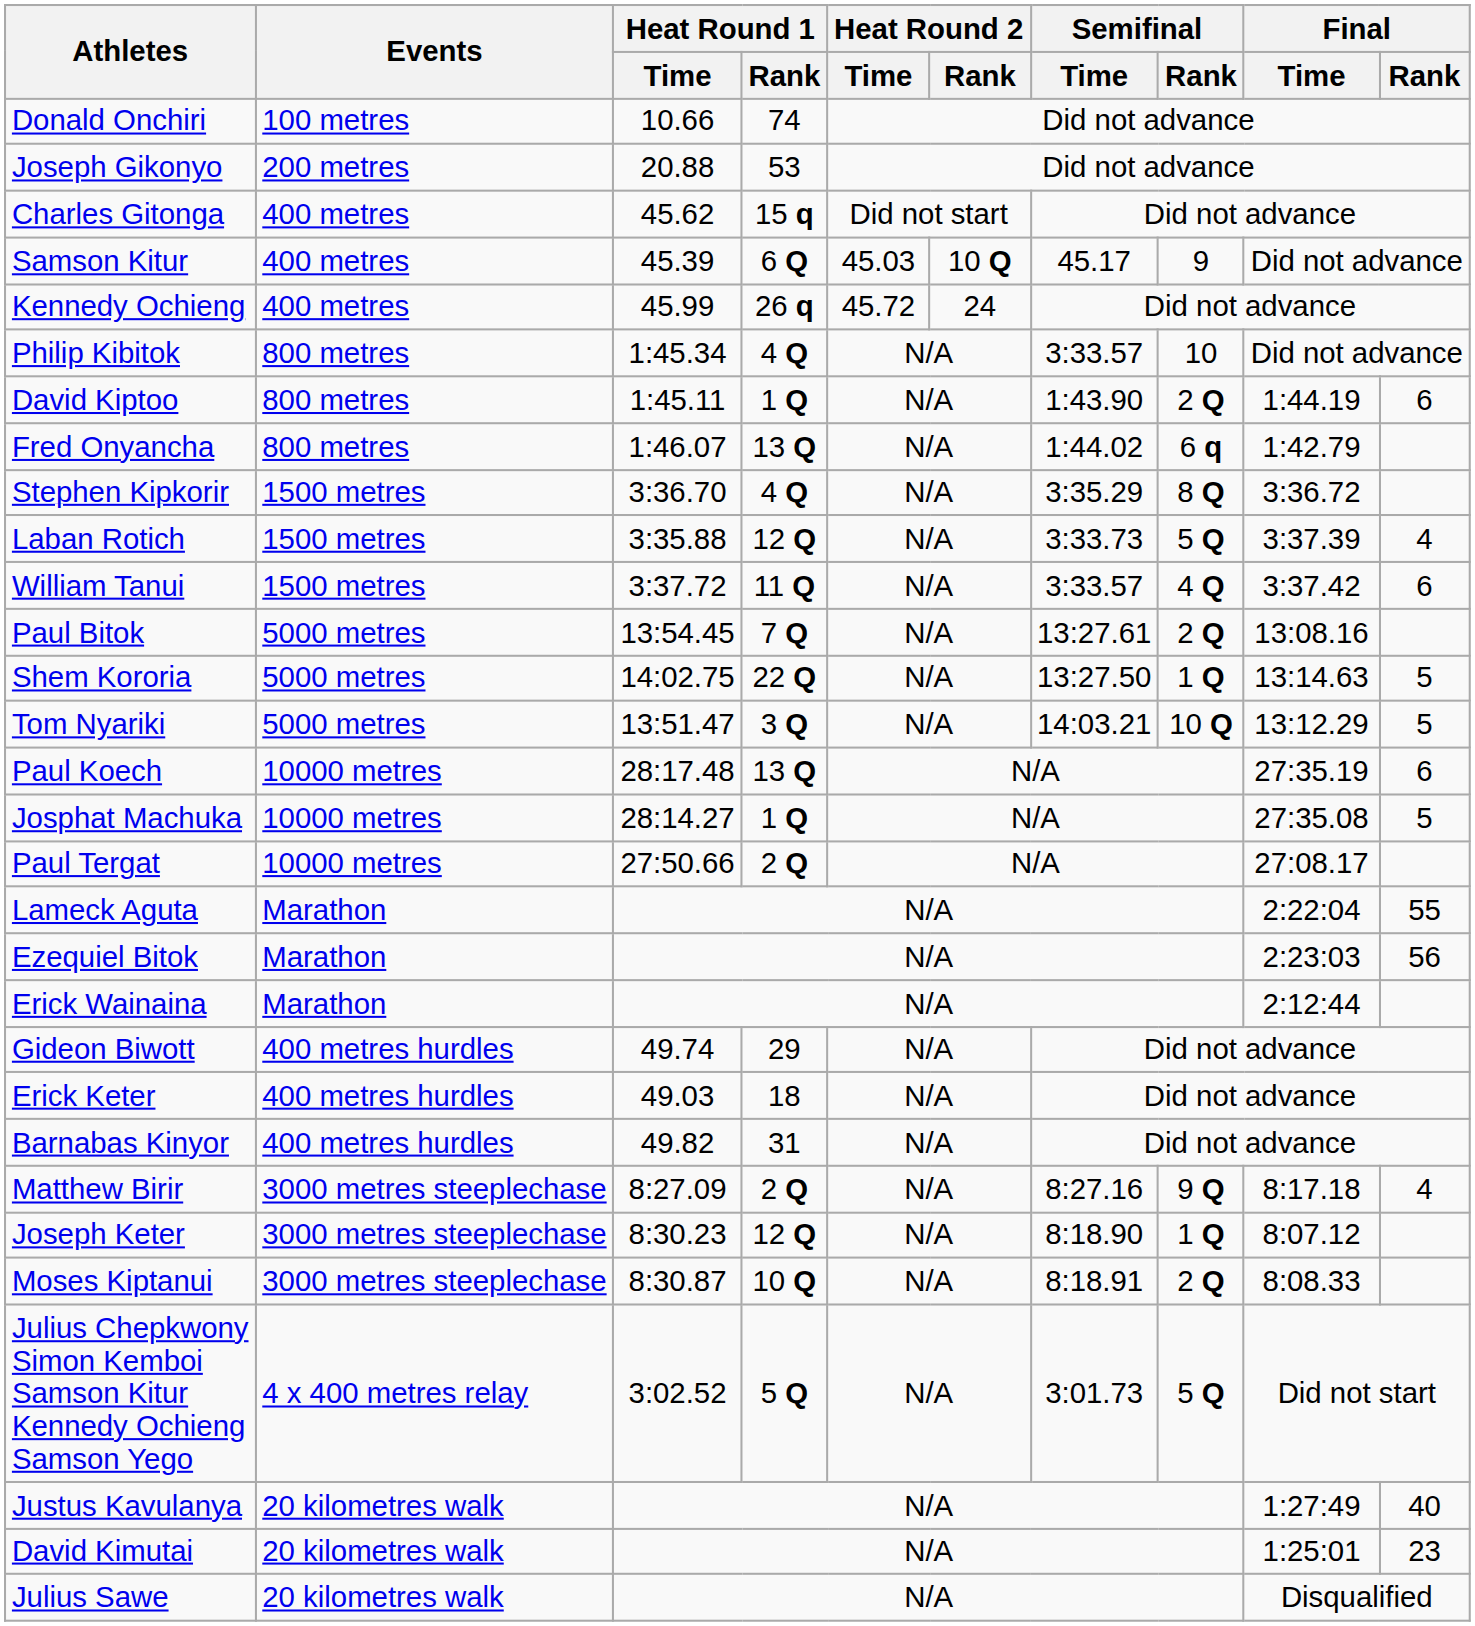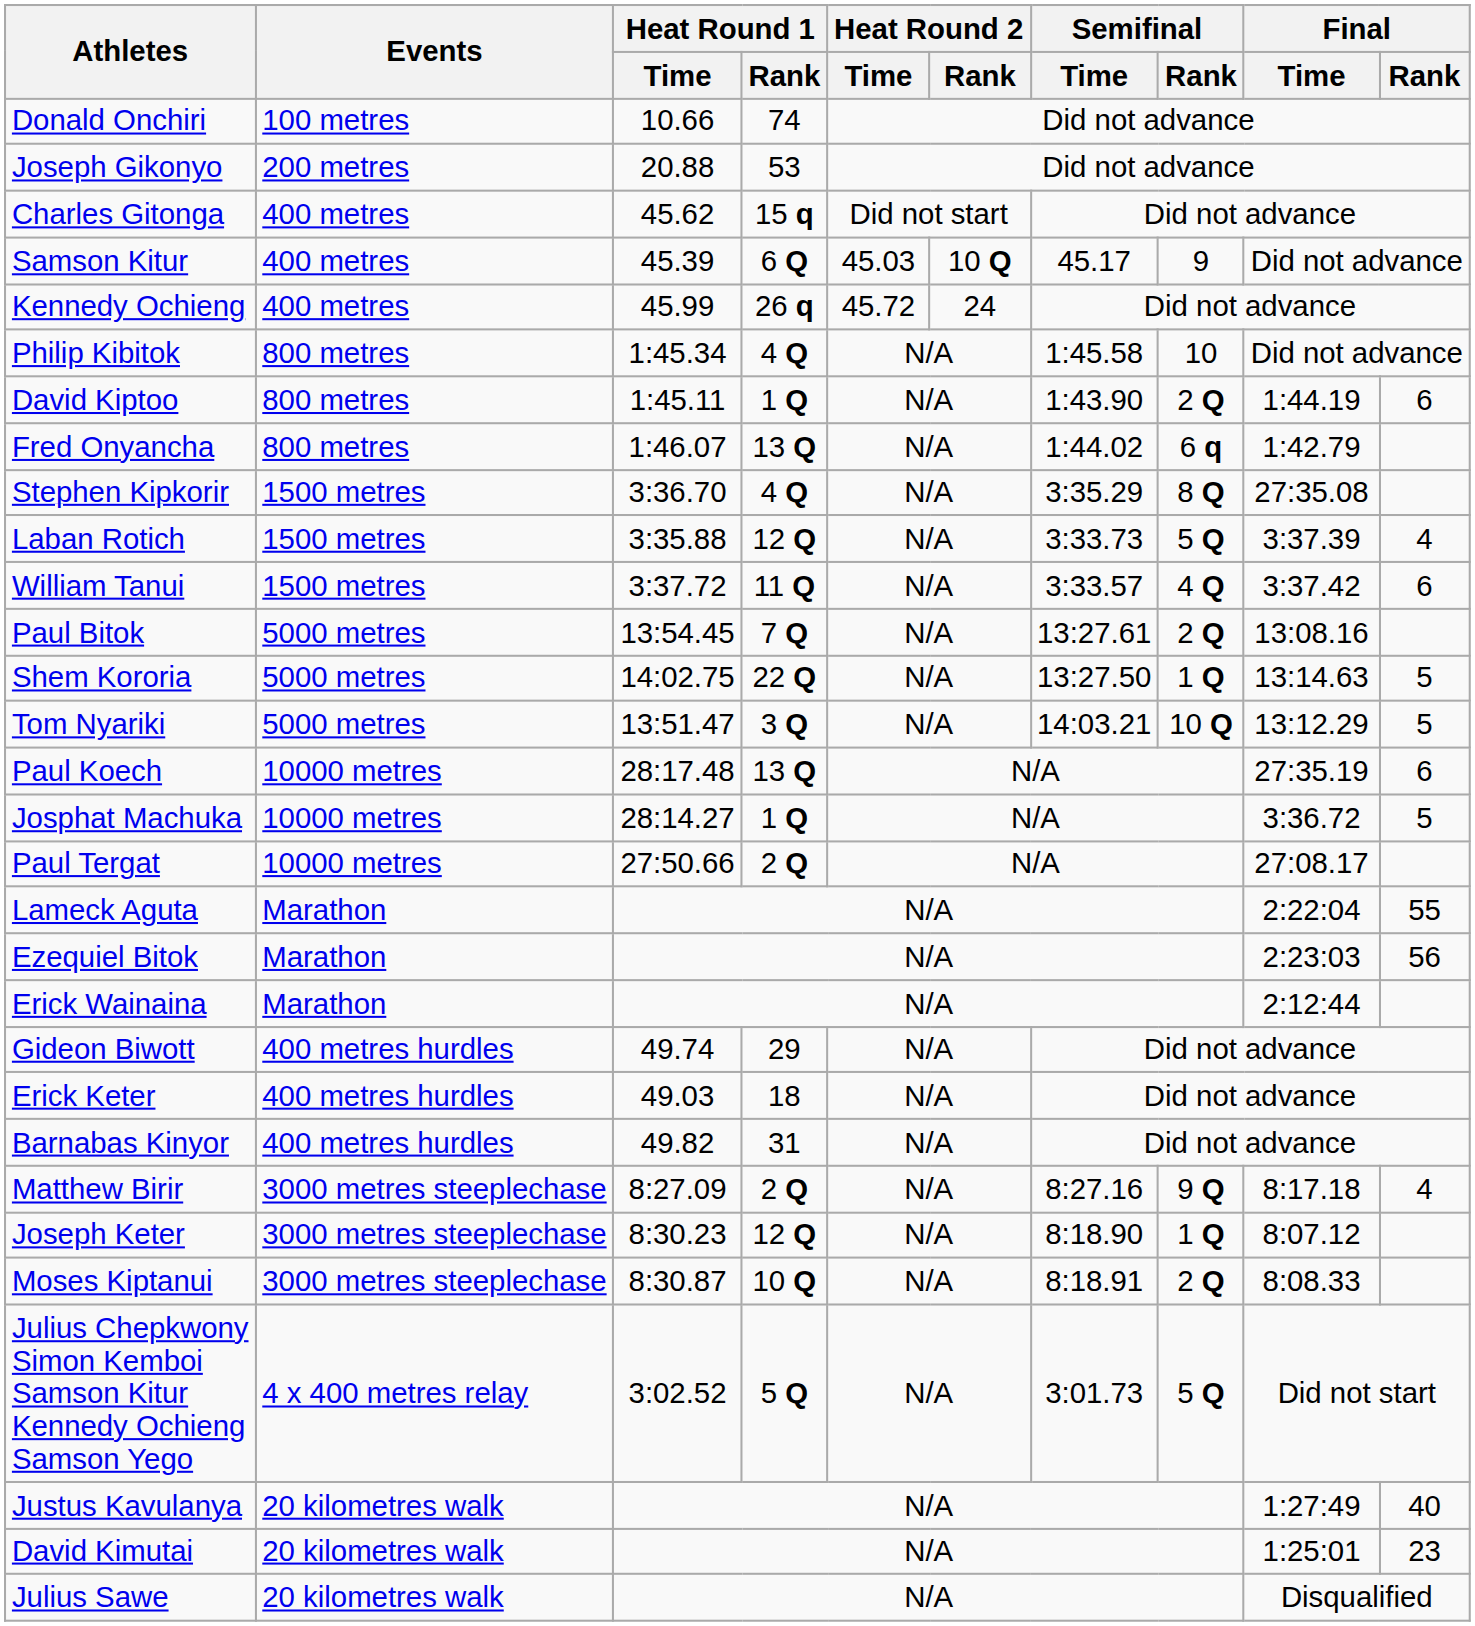(1094, 353) 3:33.57 -> (1094, 353) 1:45.58
(1312, 493) 3:36.72 -> (1312, 493) 27:35.08
(1312, 818) 27:35.08 -> (1312, 818) 3:36.72
